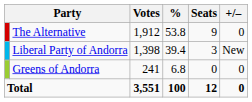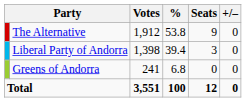(233, 50) New -> (235, 50) 0
